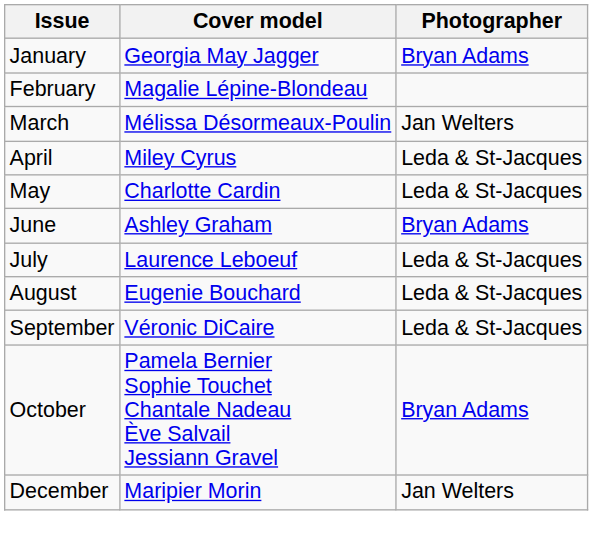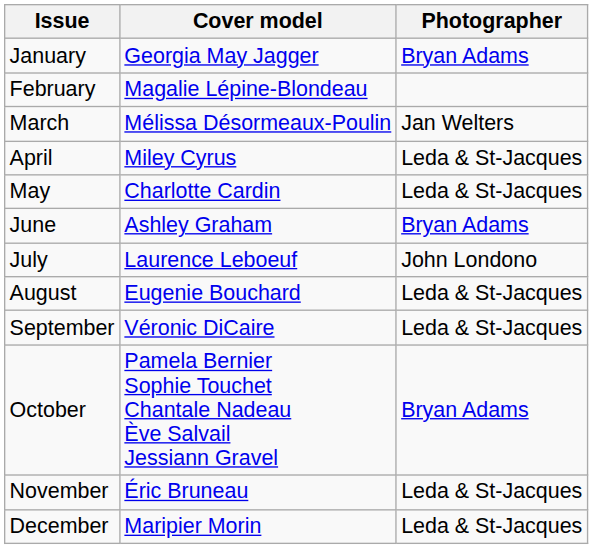(492, 259) Leda & St-Jacques -> (469, 259) John Londono
+ row: (59, 492)
(458, 492) Jan Welters -> (492, 526) Leda & St-Jacques
